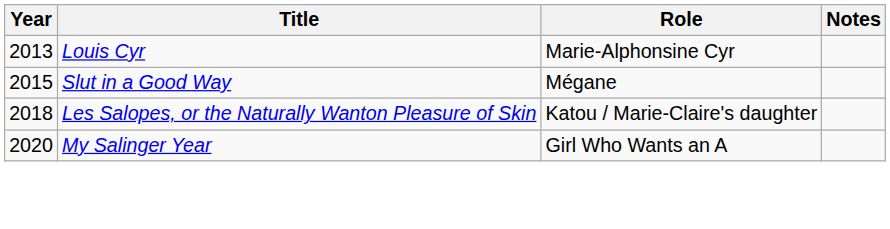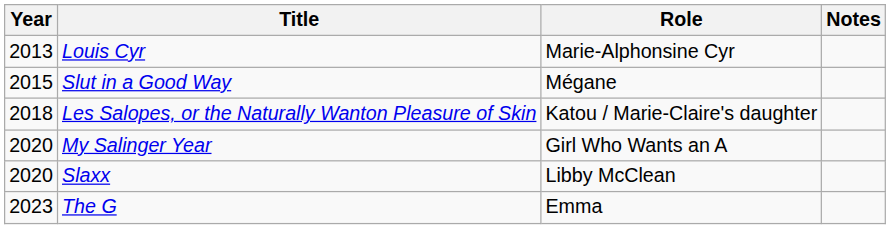+ row: (86, 176)
+ row: (89, 207)
